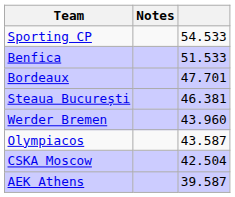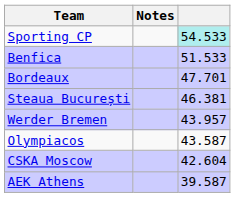(204, 36) no background -> (204, 36) paleturquoise background
(204, 119) 43.960 -> (204, 119) 43.957
(204, 161) 42.504 -> (204, 161) 42.604
